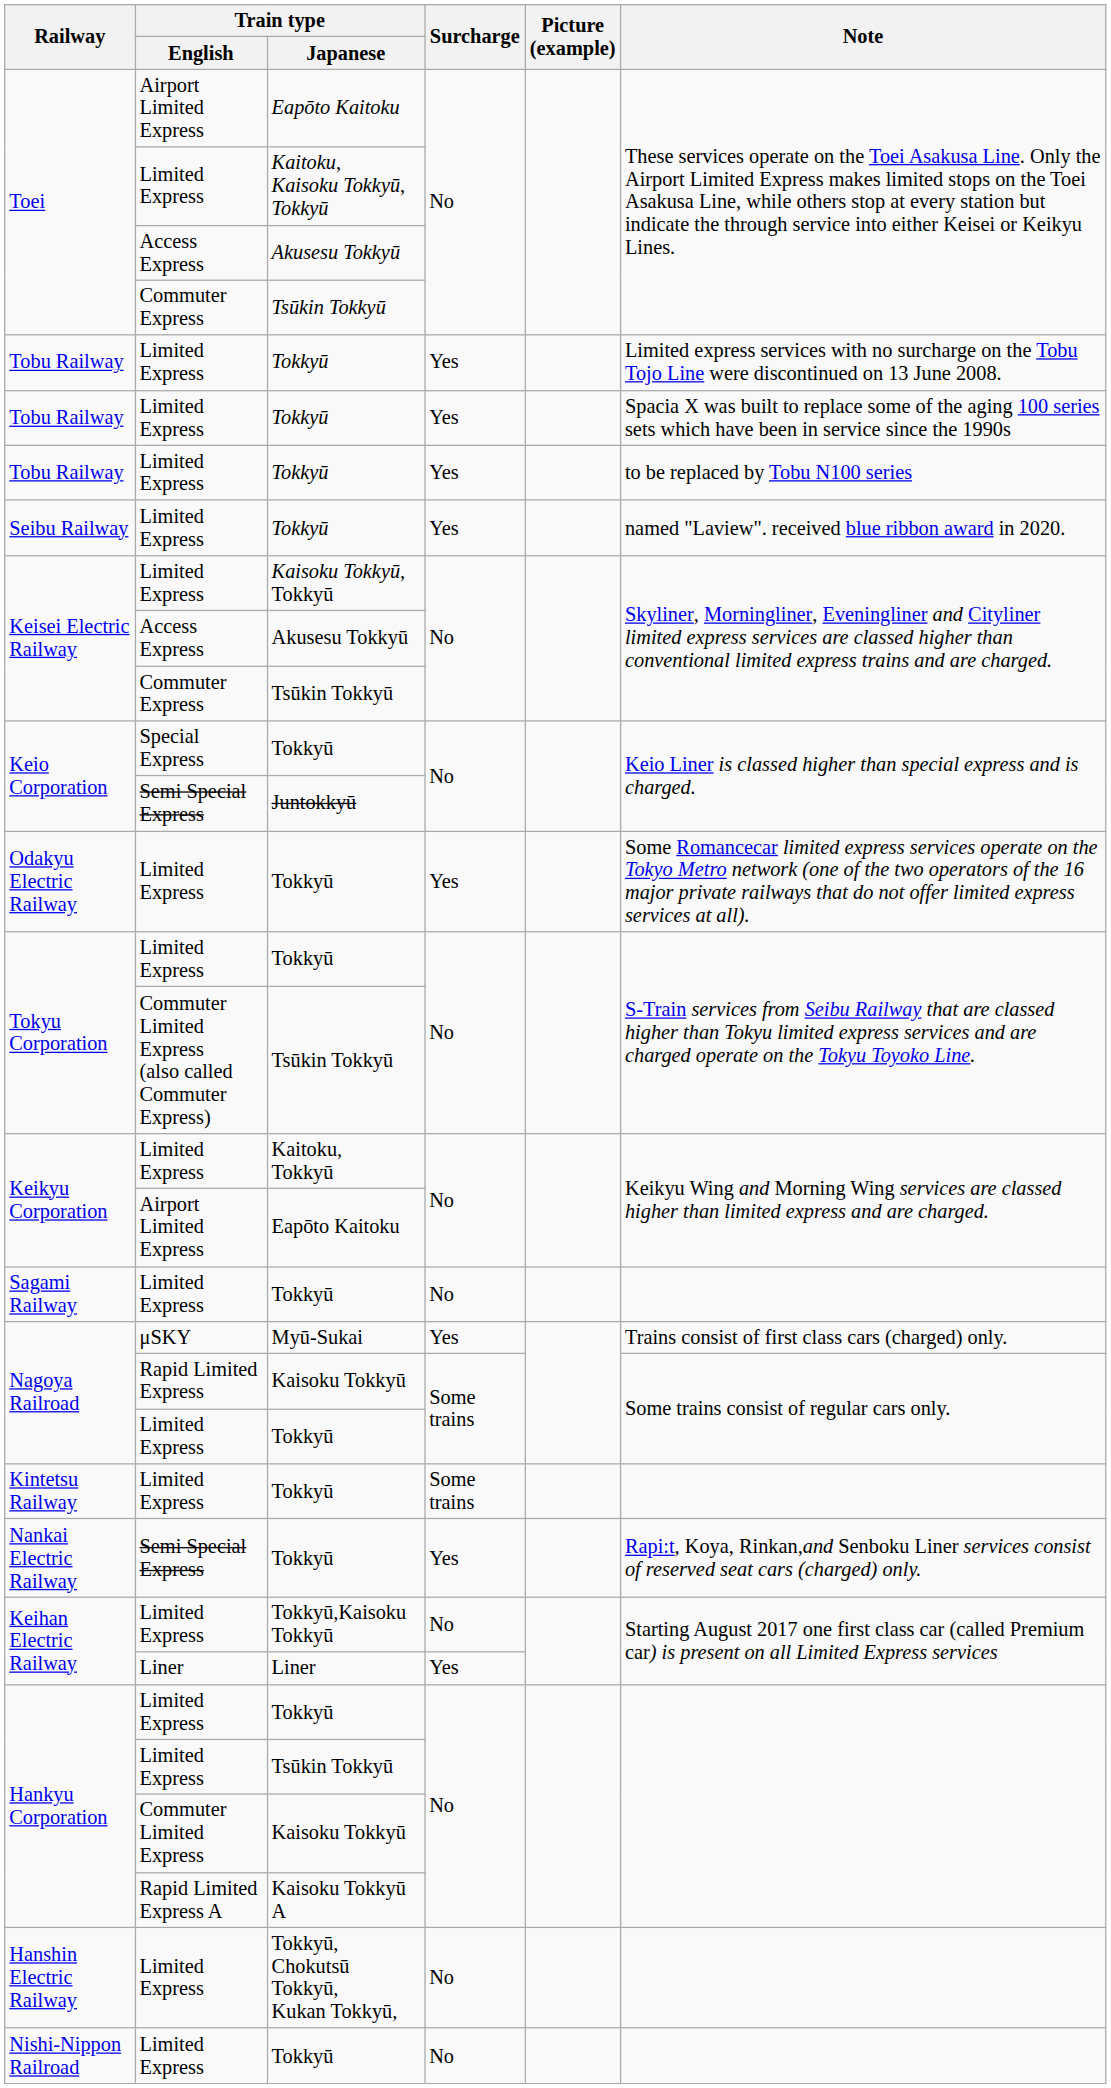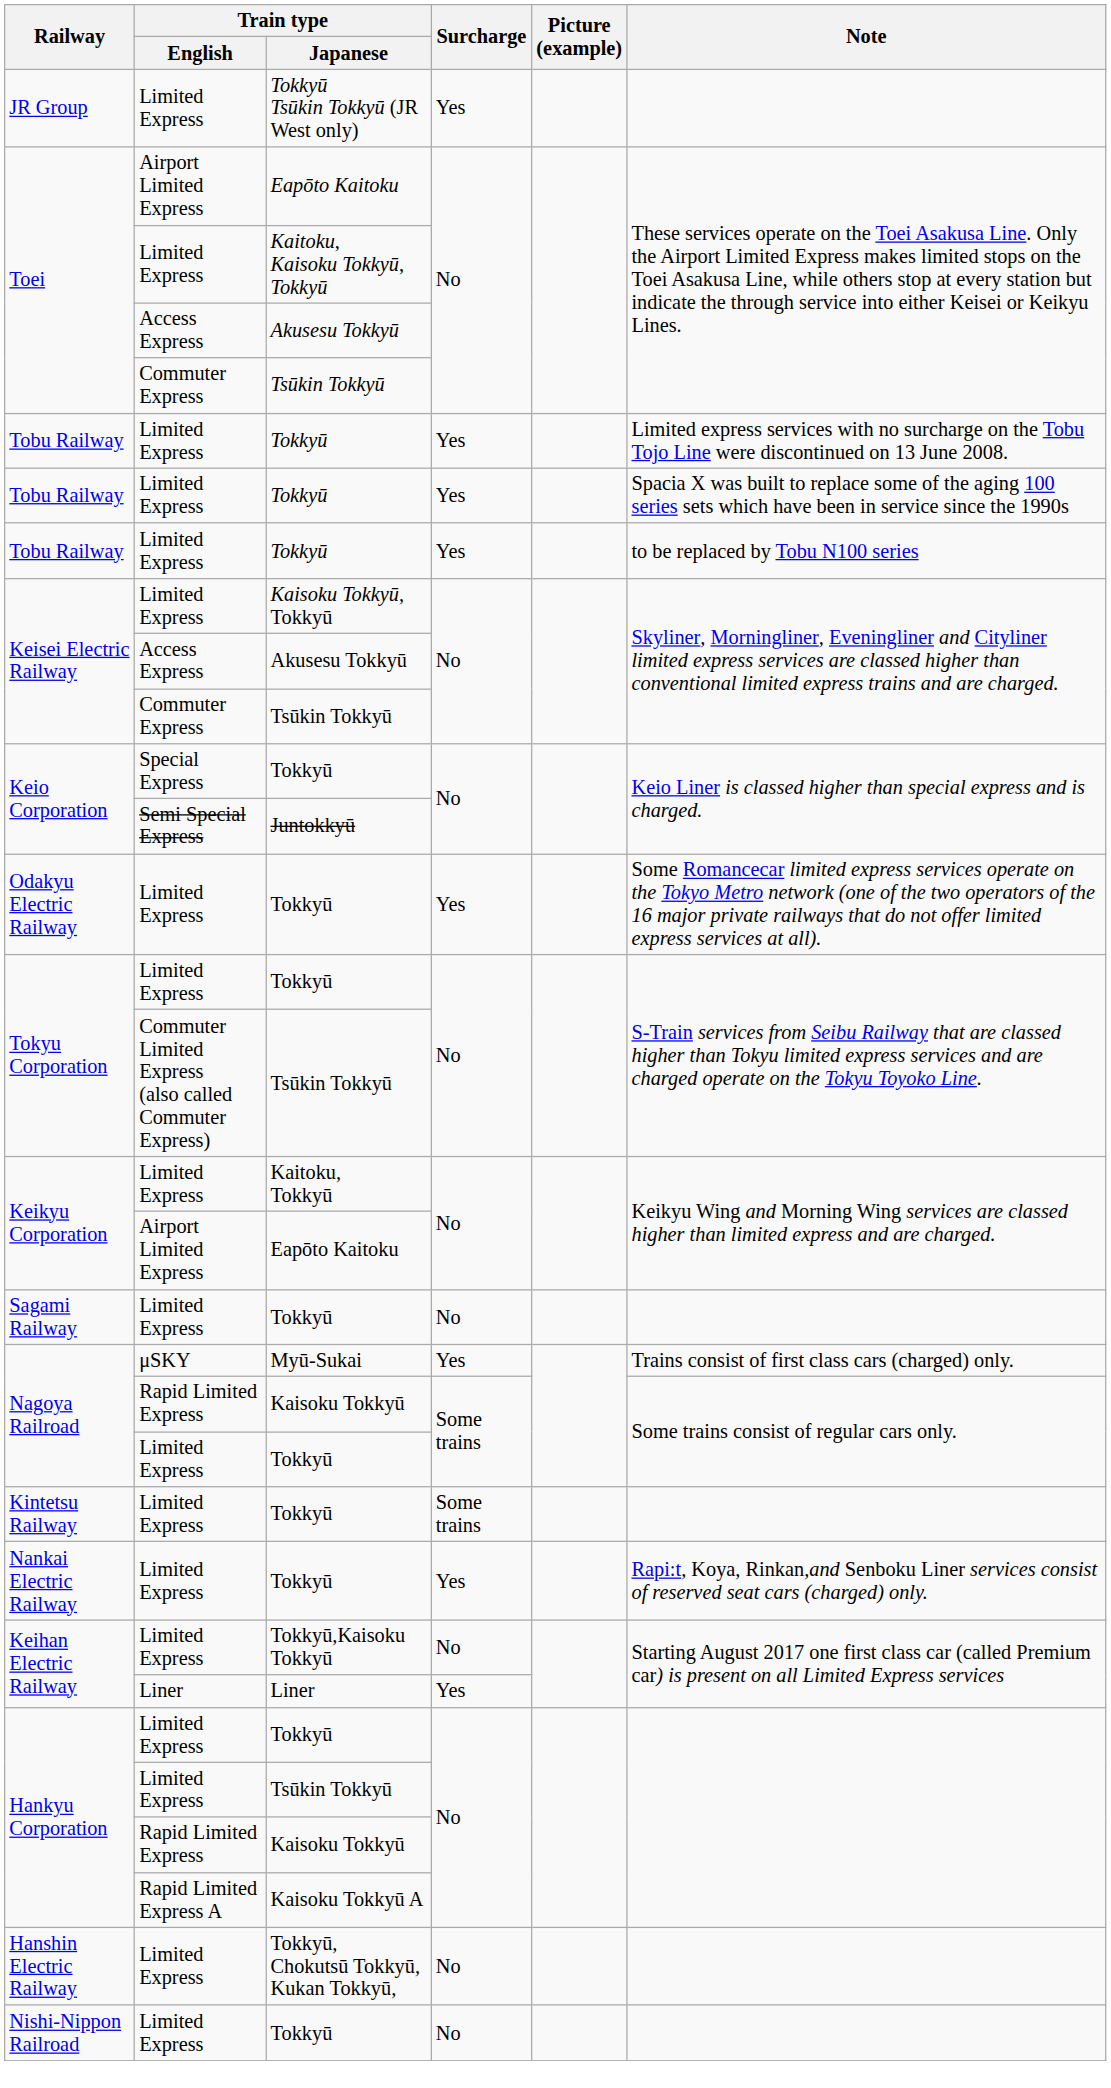+ row: (49, 107)
- row: (69, 527)
(193, 1557) Semi Special Express -> (171, 1580) Limited Express
(183, 1833) Commuter Limited Express -> (198, 1844) Rapid Limited Express
